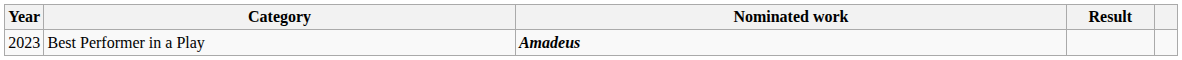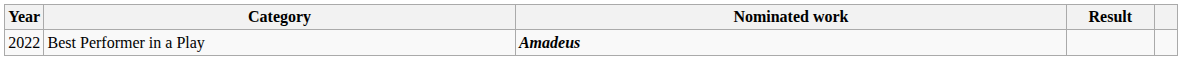(24, 42) 2023 -> (24, 42) 2022
